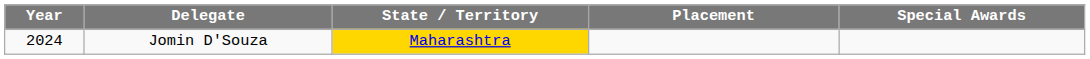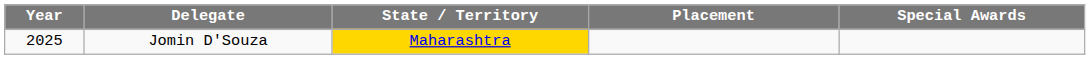(44, 42) 2024 -> (44, 42) 2025
